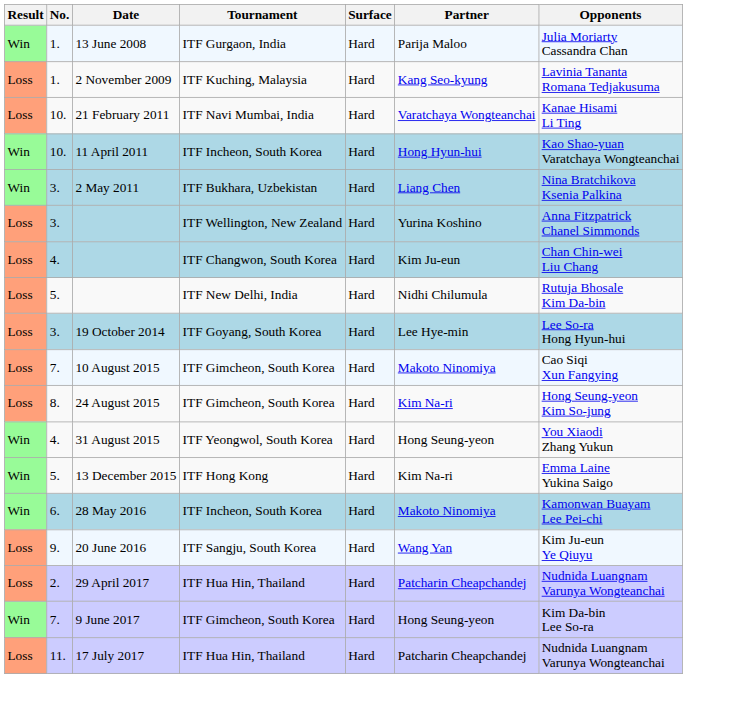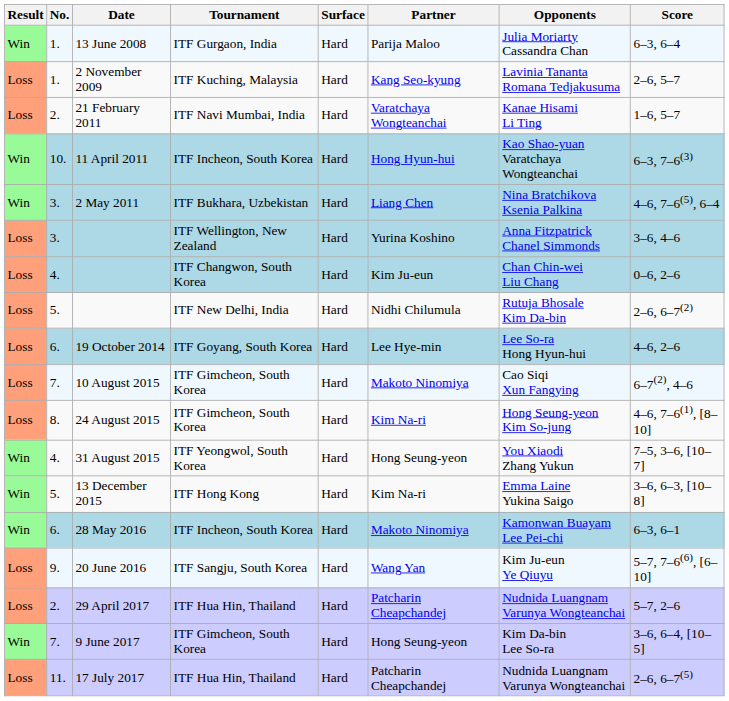+ column: (677, 15)
(58, 115) 10. -> (55, 115) 2.
(55, 331) 3. -> (55, 346) 6.
